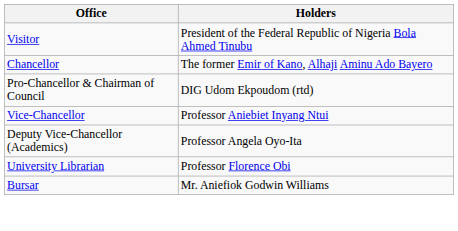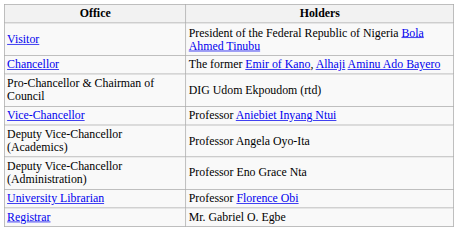+ row: (65, 173)
+ row: (29, 217)
- row: (23, 185)
